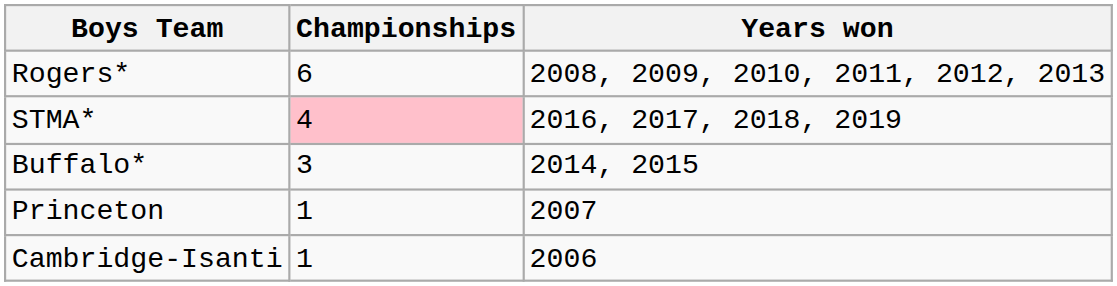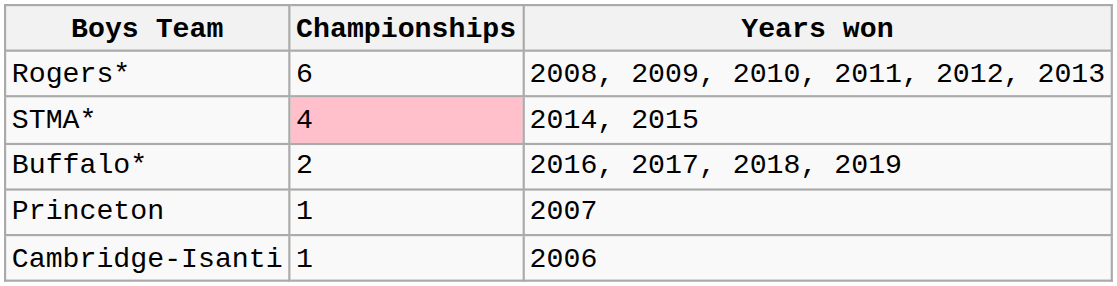(716, 120) 2016, 2017, 2018, 2019 -> (614, 120) 2014, 2015
(305, 166) 3 -> (305, 166) 2
(614, 166) 2014, 2015 -> (716, 166) 2016, 2017, 2018, 2019
